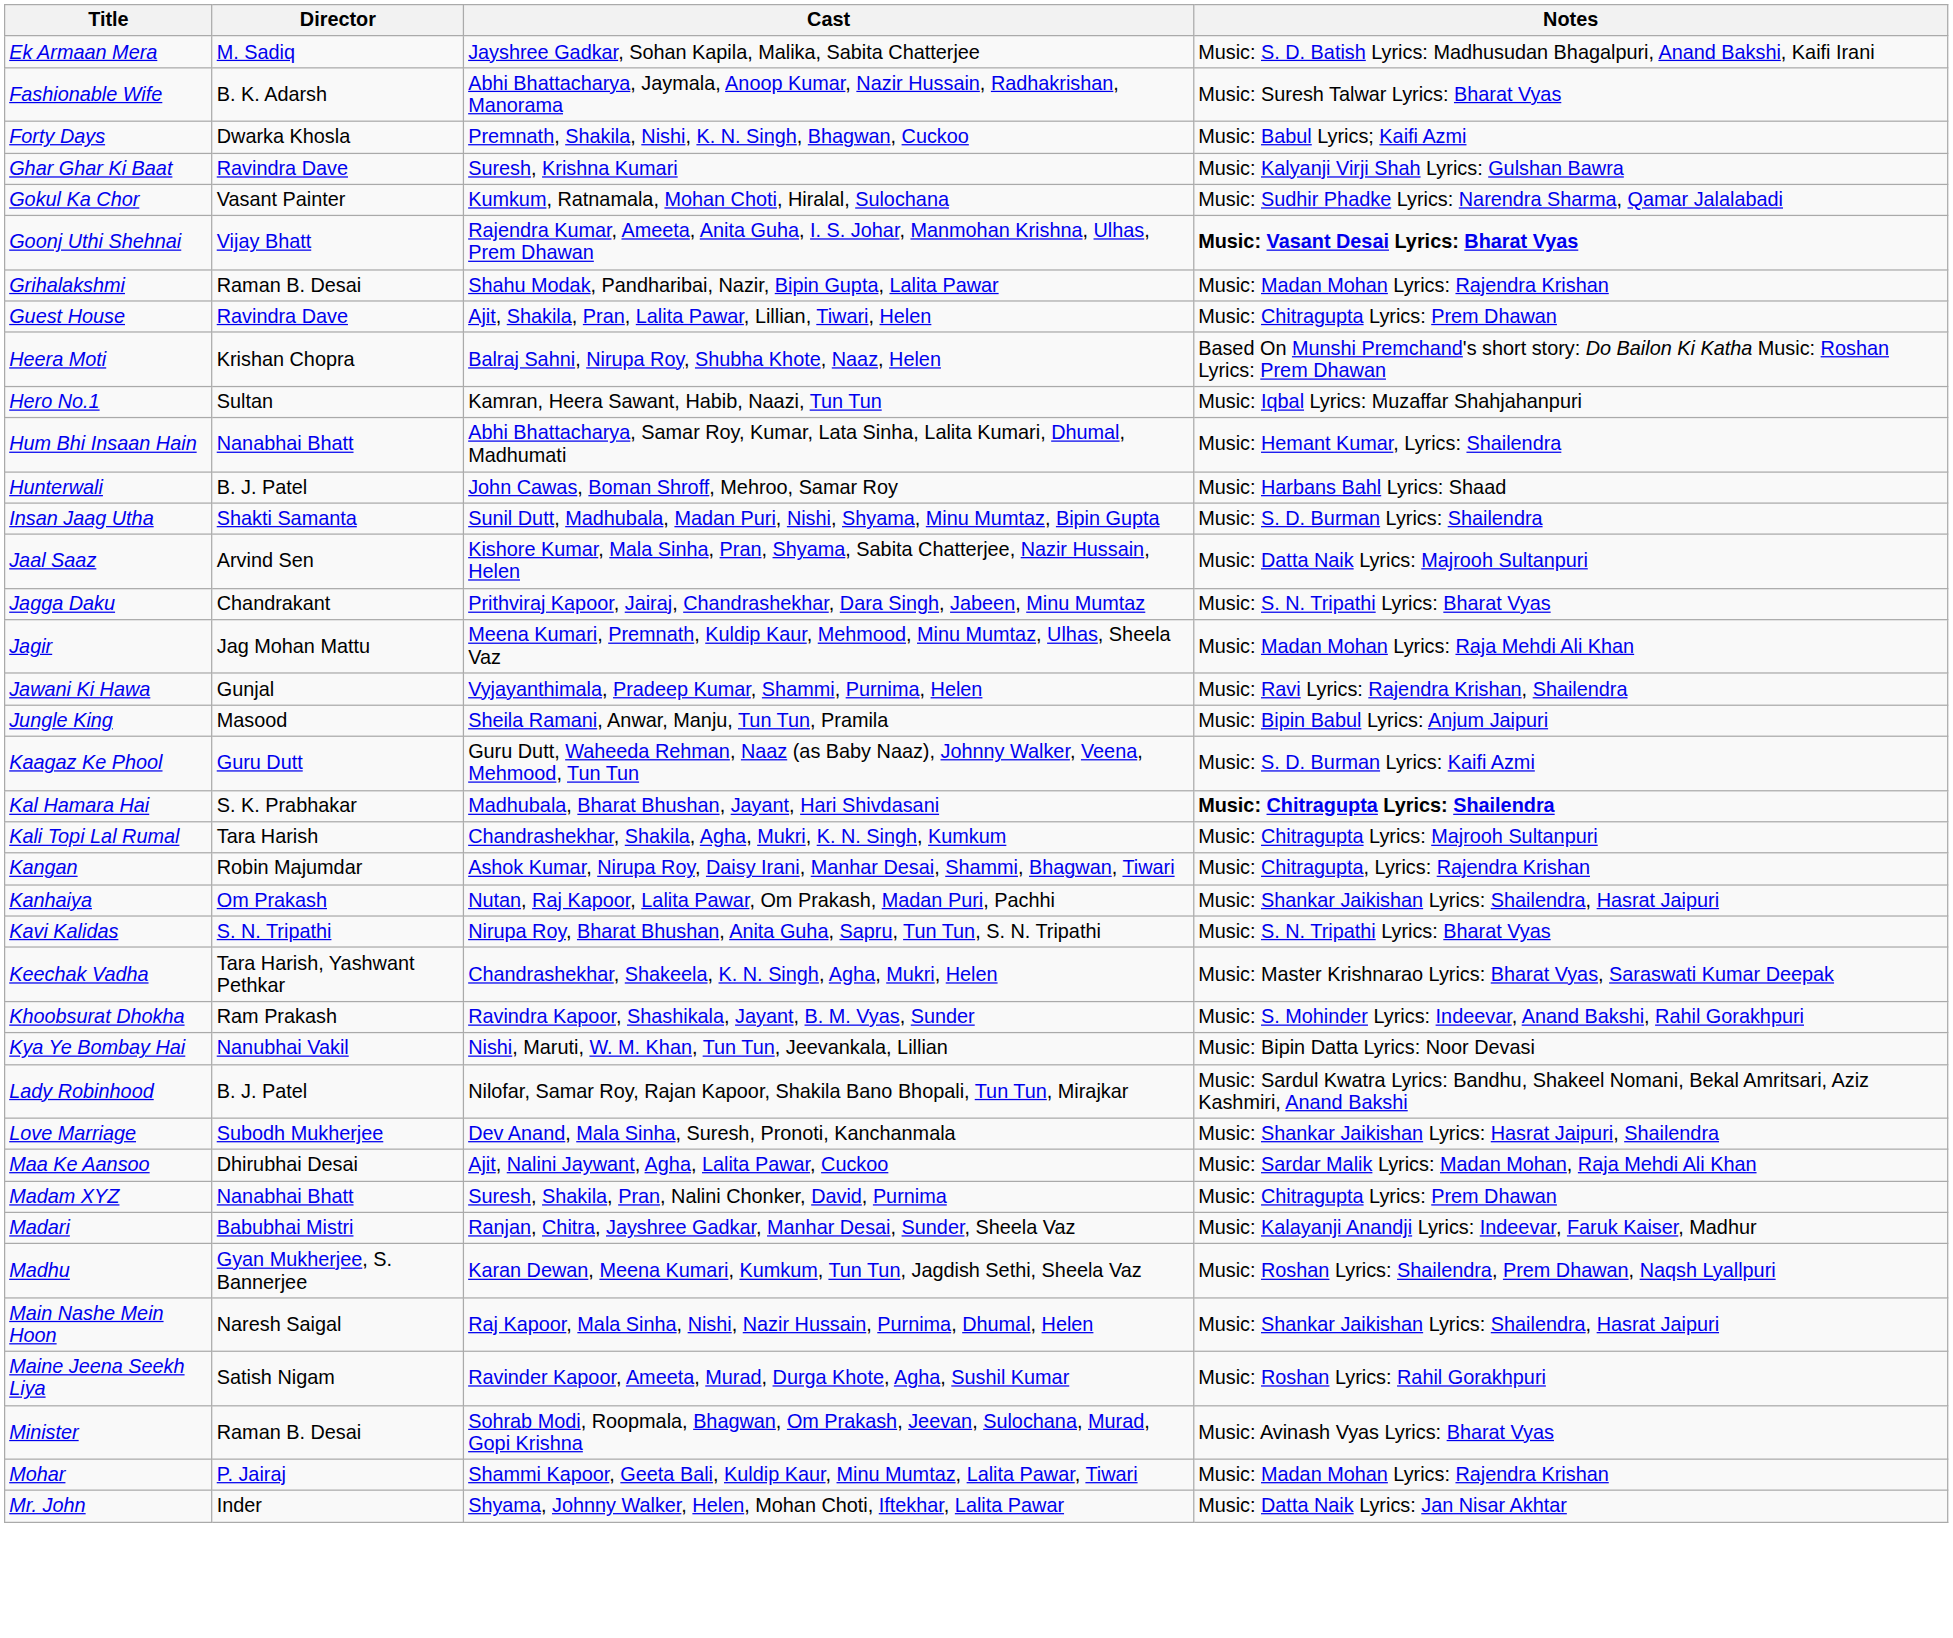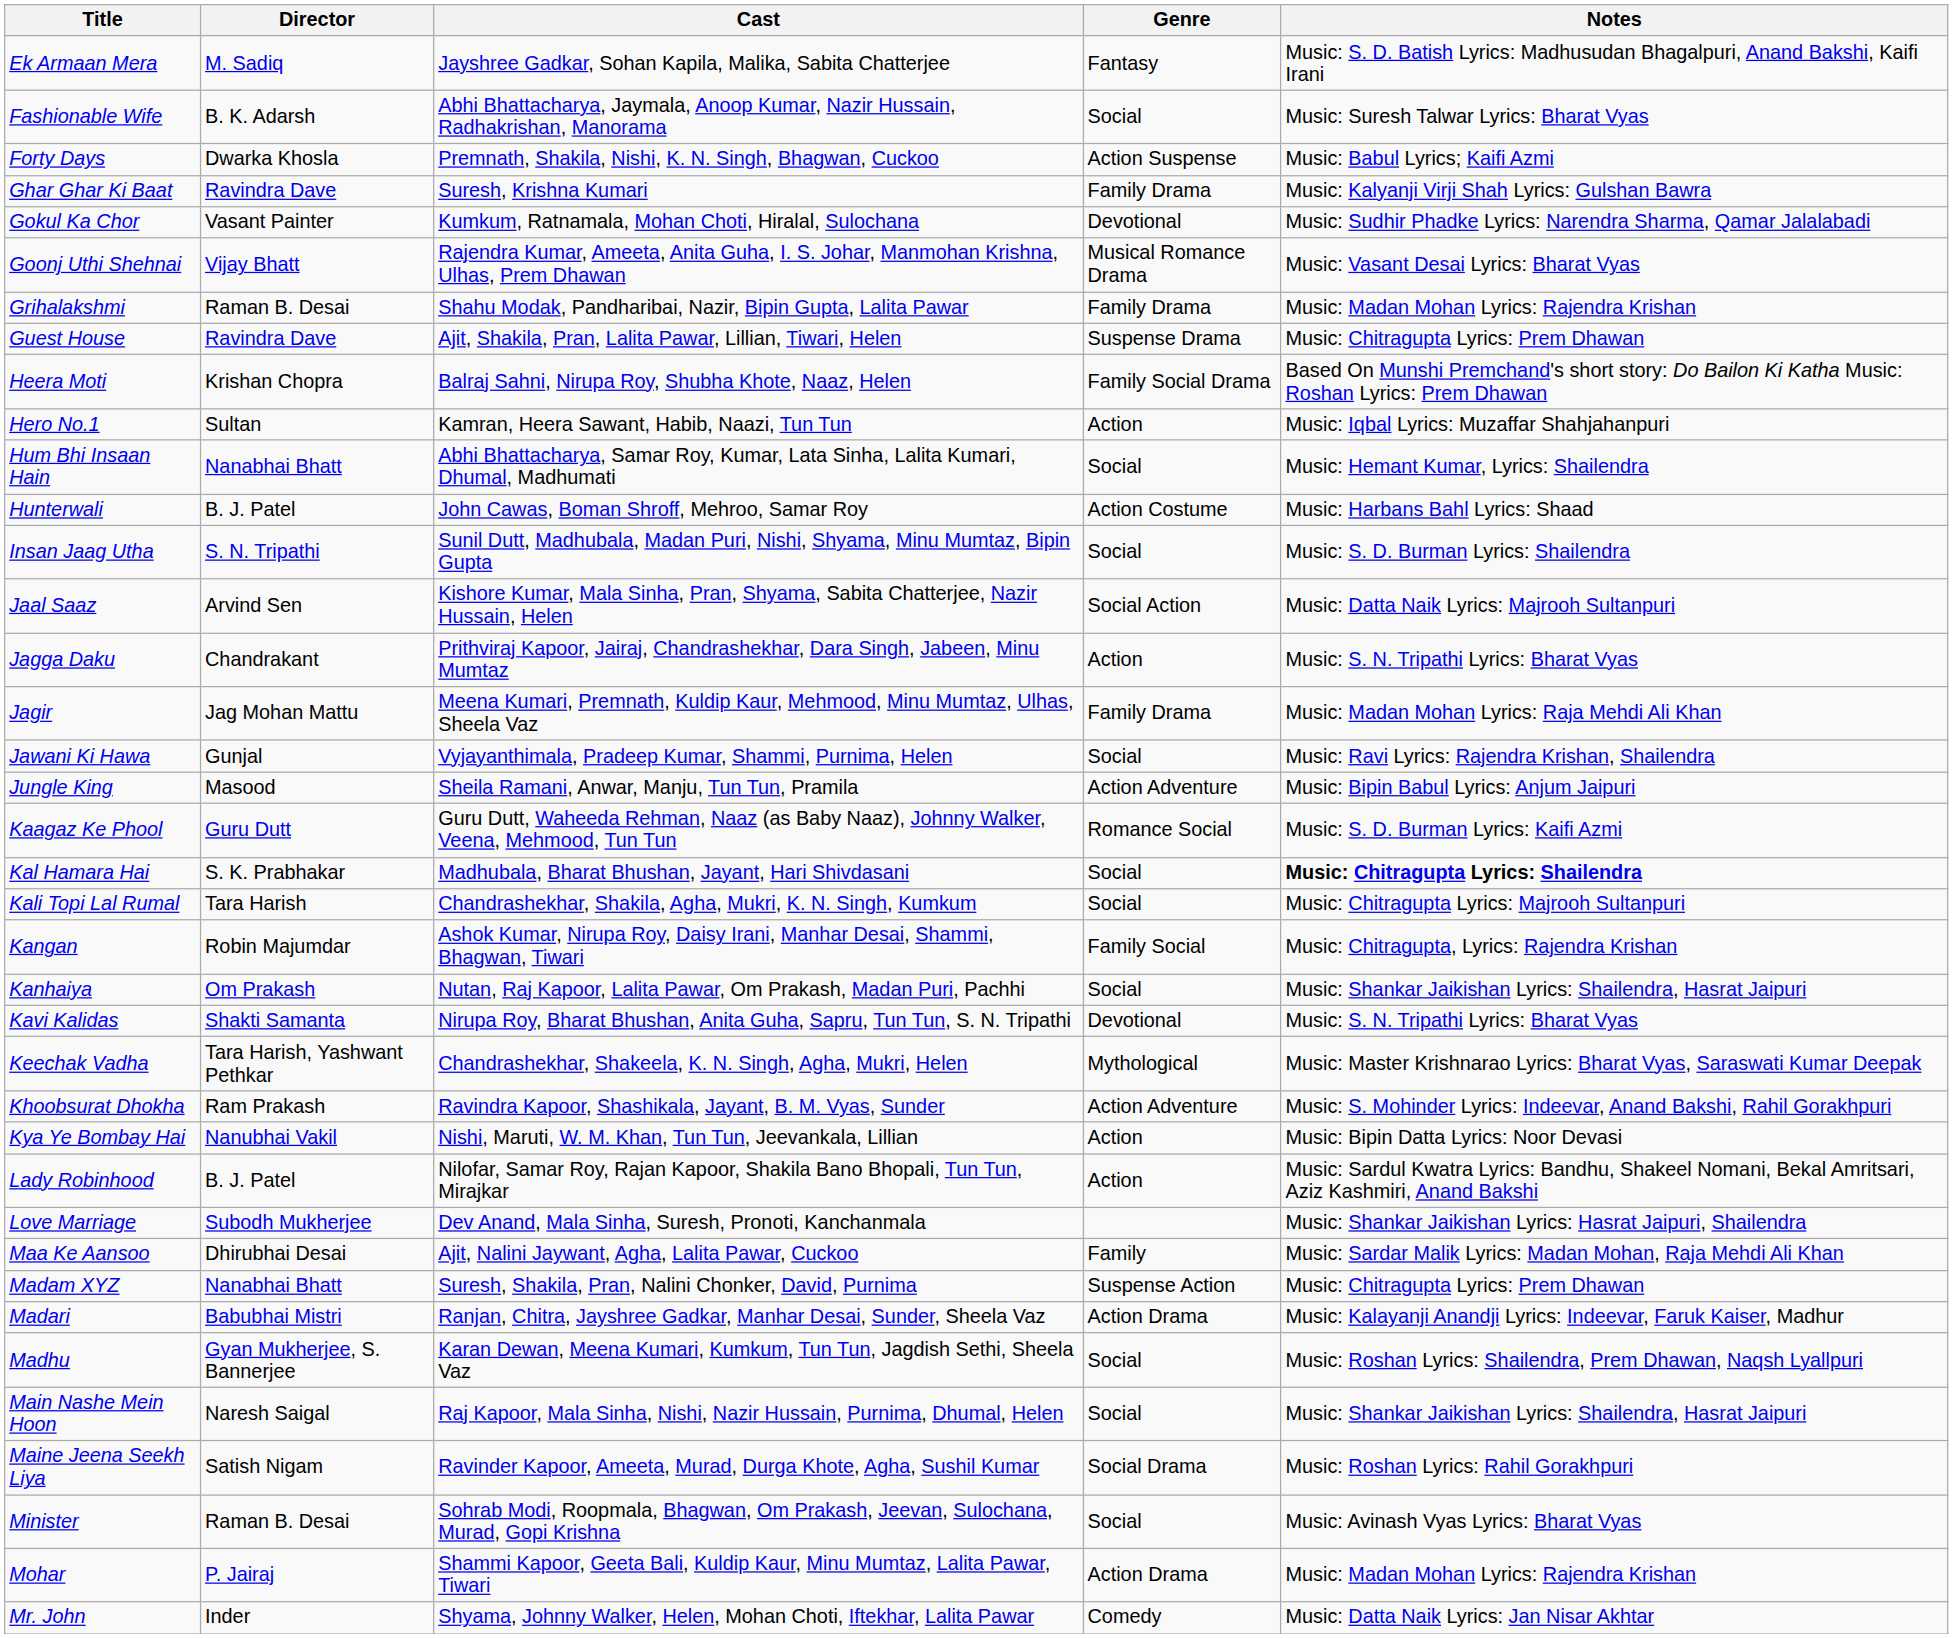+ column: (1182, 20)
(1388, 242) bold -> (1463, 264) normal
(287, 518) Shakti Samanta -> (262, 552) S. N. Tripathi
(274, 931) S. N. Tripathi -> (275, 1020) Shakti Samanta
